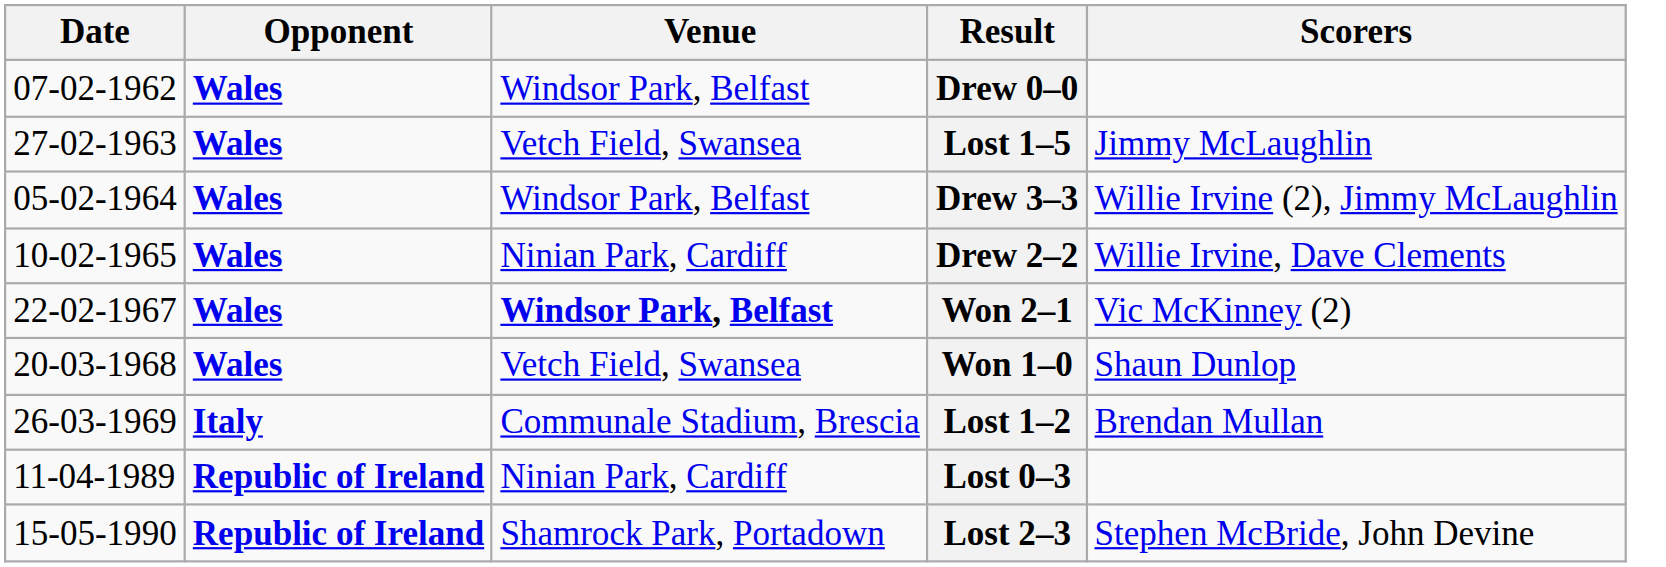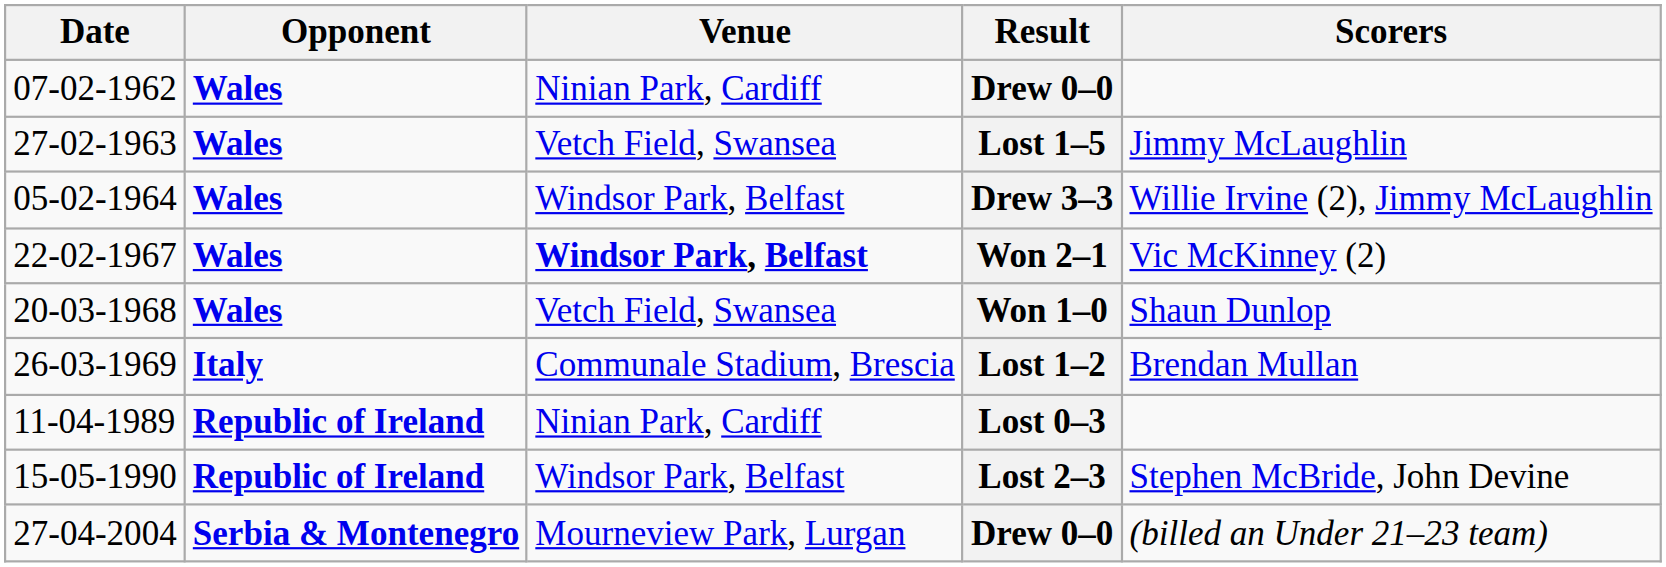(655, 87) Windsor Park, Belfast -> (679, 87) Ninian Park, Cardiff
- row: (95, 254)
(693, 532) Shamrock Park, Portadown -> (690, 476) Windsor Park, Belfast
+ row: (95, 532)
